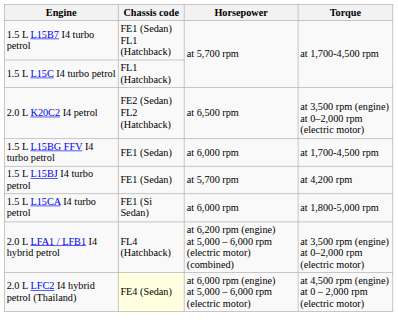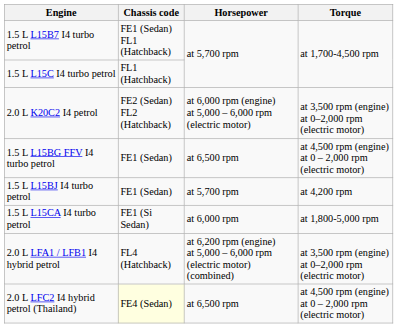(213, 113) at 6,500 rpm -> (231, 113) at 6,000 rpm (engine) at 5,000 – 6,000 rpm (electric motor)
(213, 152) at 6,000 rpm -> (213, 158) at 6,500 rpm
(339, 152) at 1,700-4,500 rpm -> (345, 158) at 4,500 rpm (engine) at 0 – 2,000 rpm (electric motor)
(231, 292) at 6,000 rpm (engine) at 5,000 – 6,000 rpm (electric motor) -> (213, 303) at 6,500 rpm
